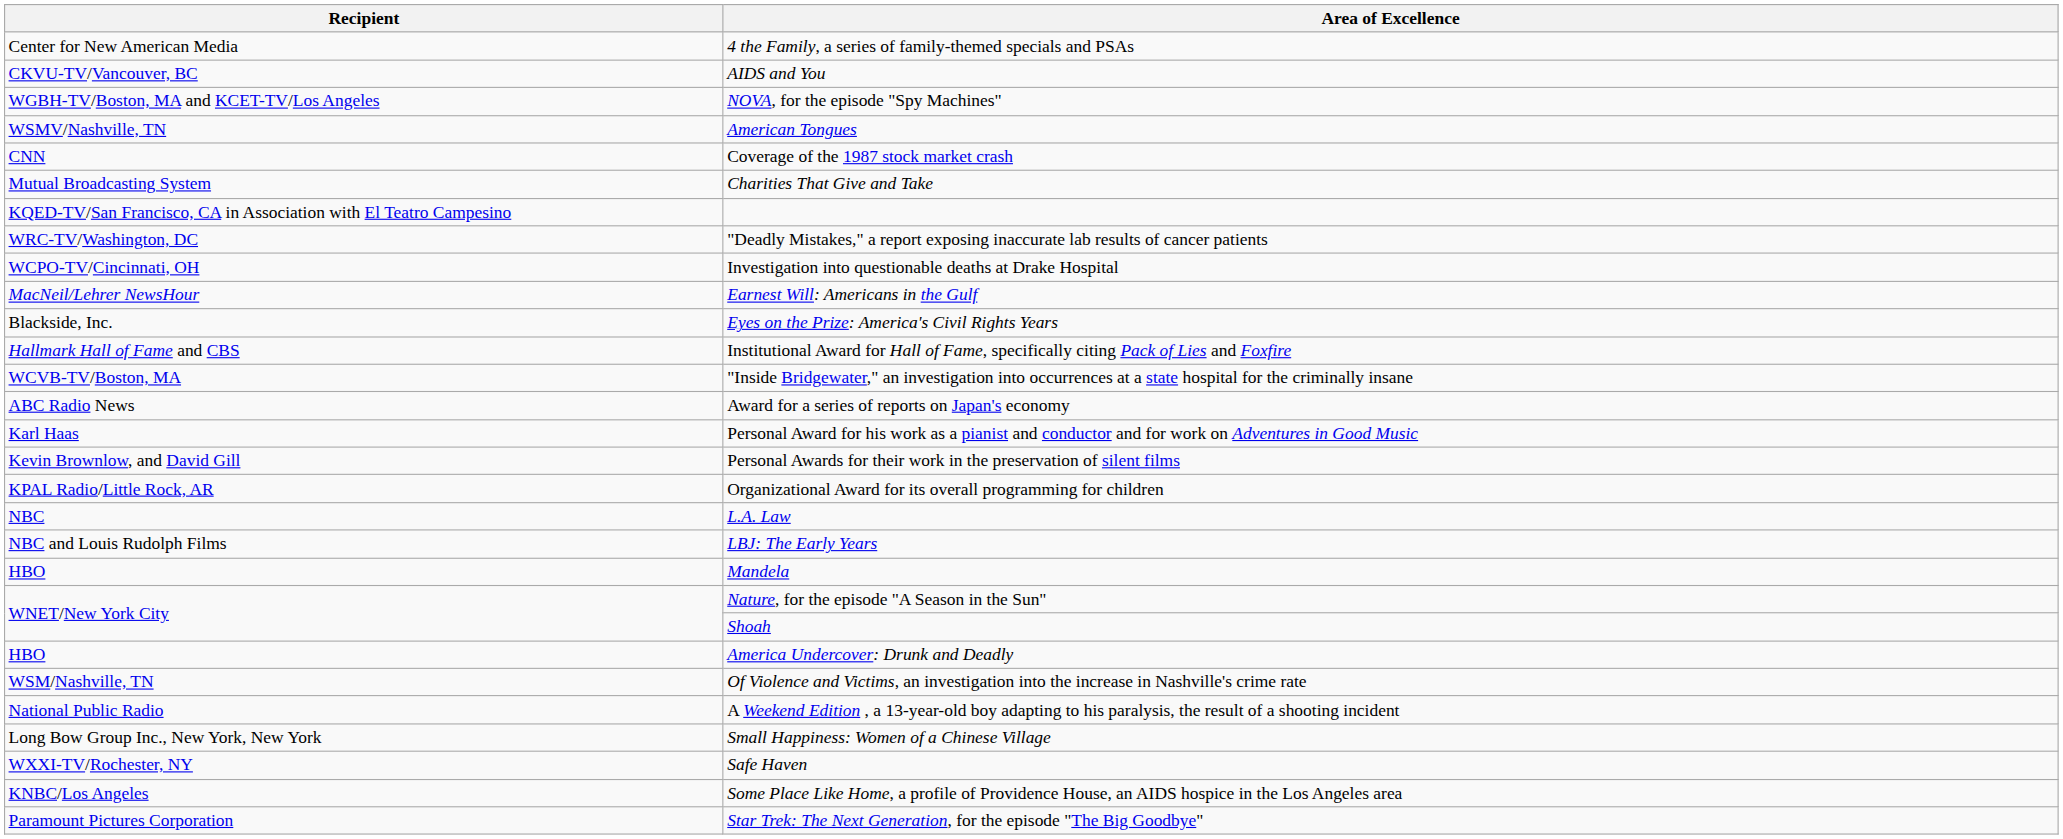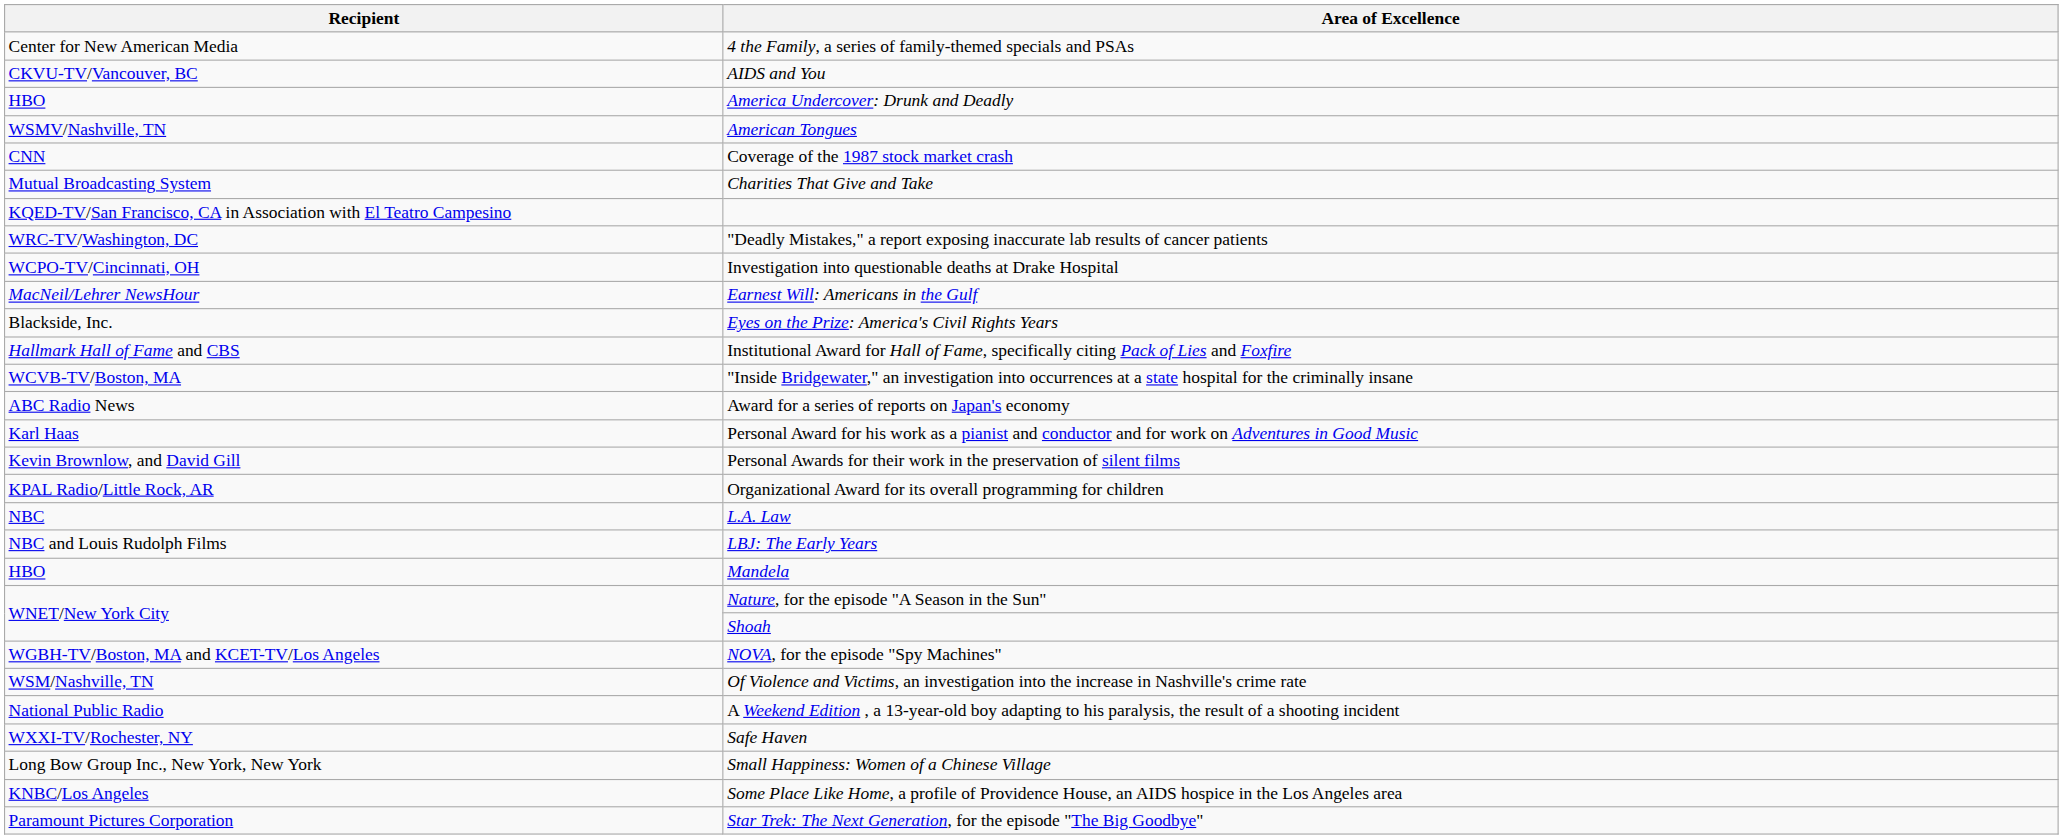rows swapped: (870, 654) <-> (864, 101)
rows swapped: (767, 765) <-> (889, 737)
